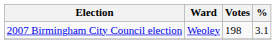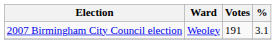(233, 30) 198 -> (233, 30) 191
